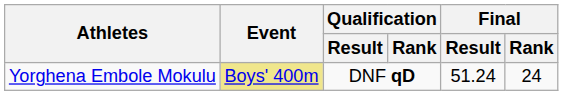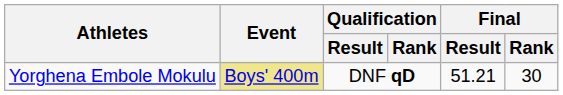(473, 77) 51.24 -> (473, 77) 51.21
(531, 77) 24 -> (531, 77) 30
